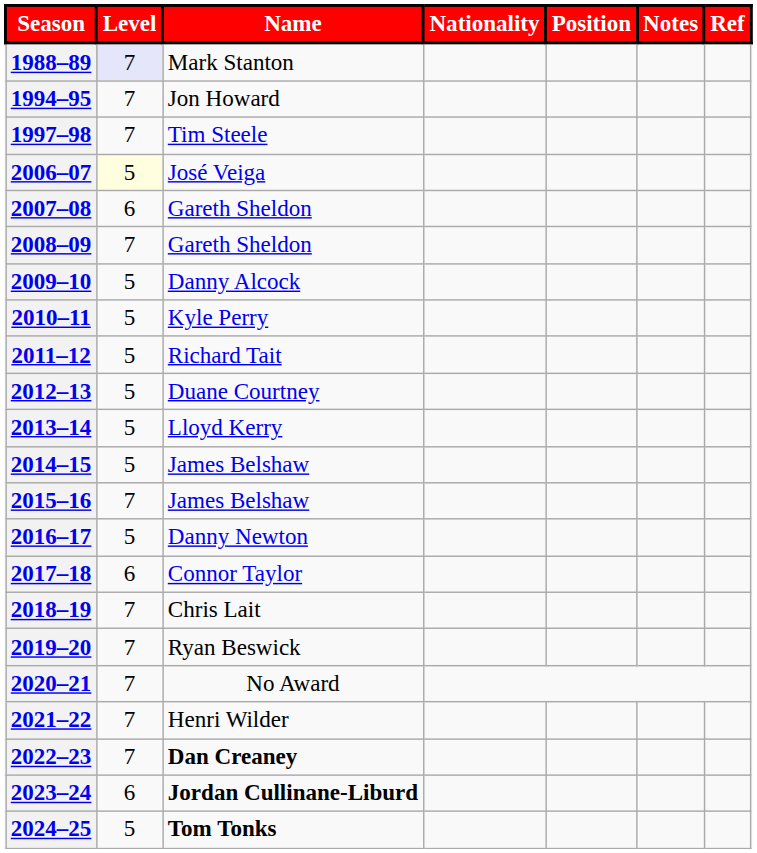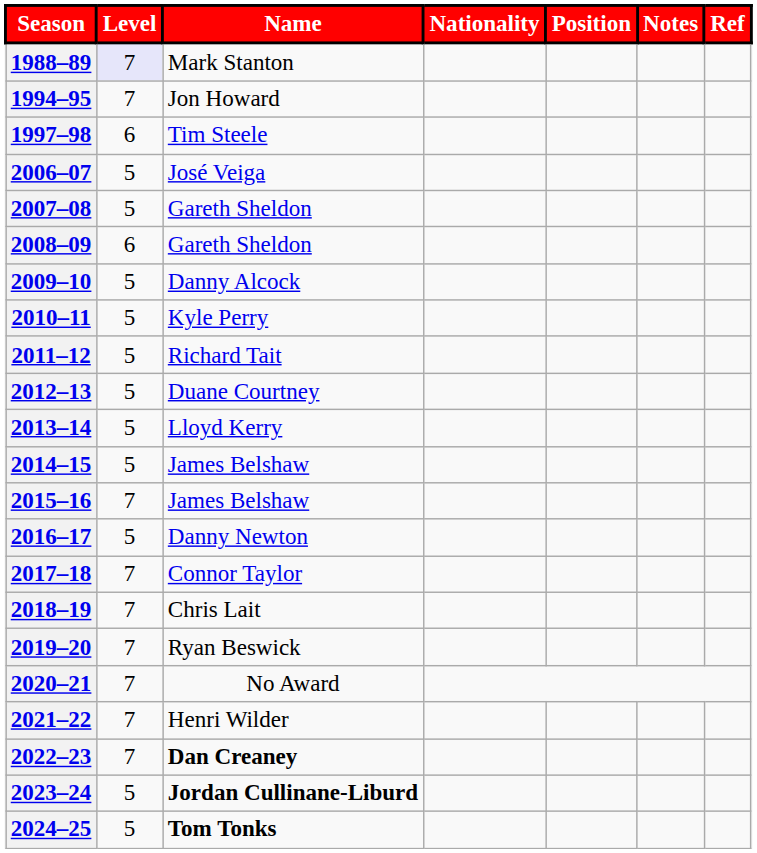(130, 135) 7 -> (130, 135) 6
(130, 171) lightyellow background -> (130, 171) no background
(130, 208) 6 -> (130, 208) 5
(130, 244) 7 -> (130, 244) 6
(130, 573) 6 -> (130, 573) 7
(130, 792) 6 -> (130, 792) 5
